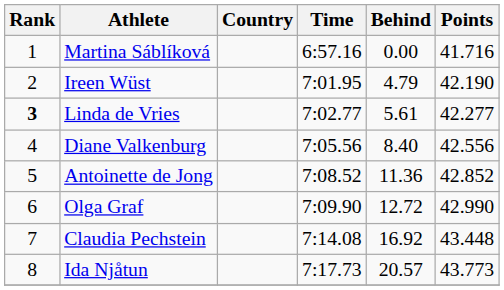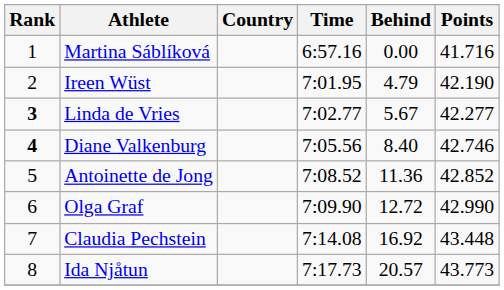(401, 113) 5.61 -> (401, 113) 5.67
(32, 144) normal -> (32, 144) bold
(467, 144) 42.556 -> (467, 144) 42.746
